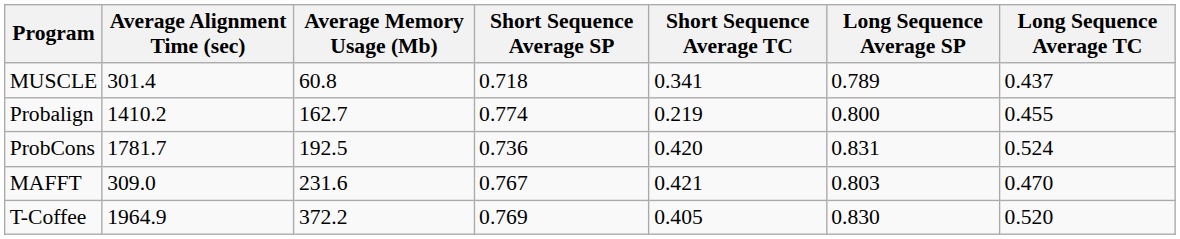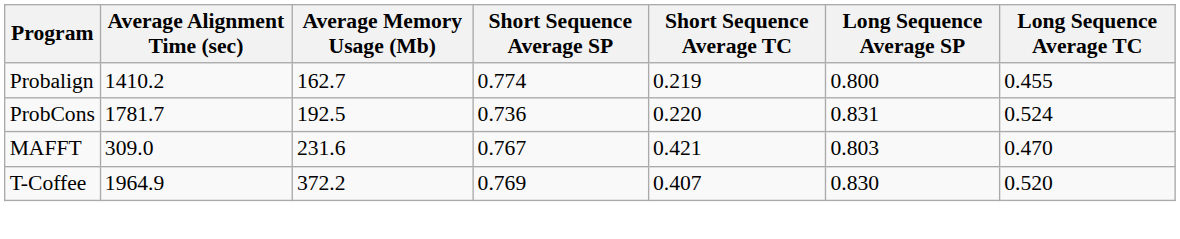- row: (53, 80)
(678, 148) 0.420 -> (677, 114) 0.220
(678, 217) 0.405 -> (677, 182) 0.407
